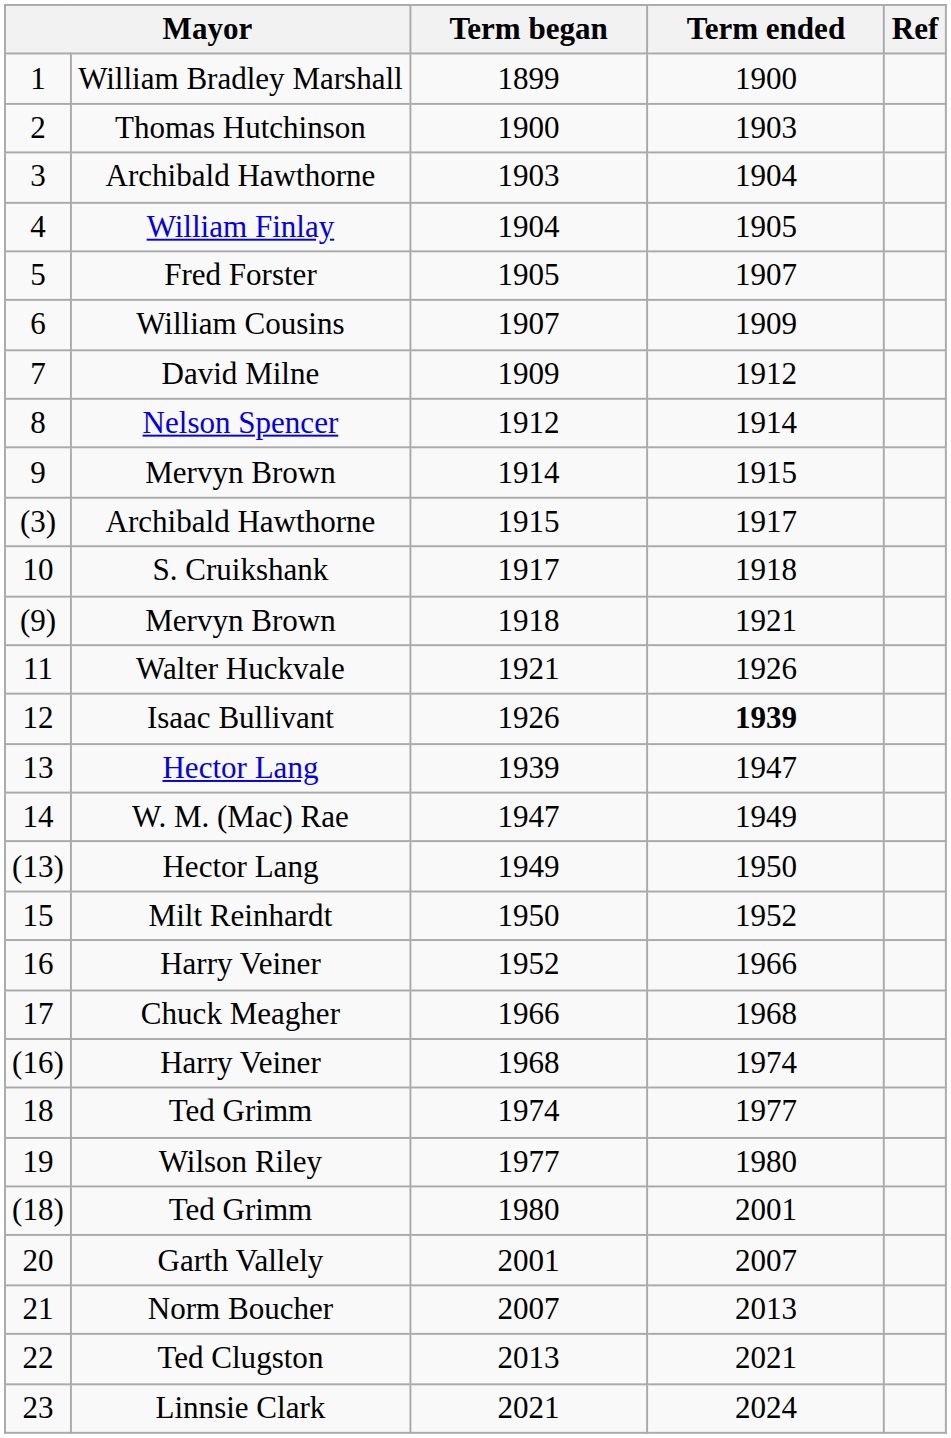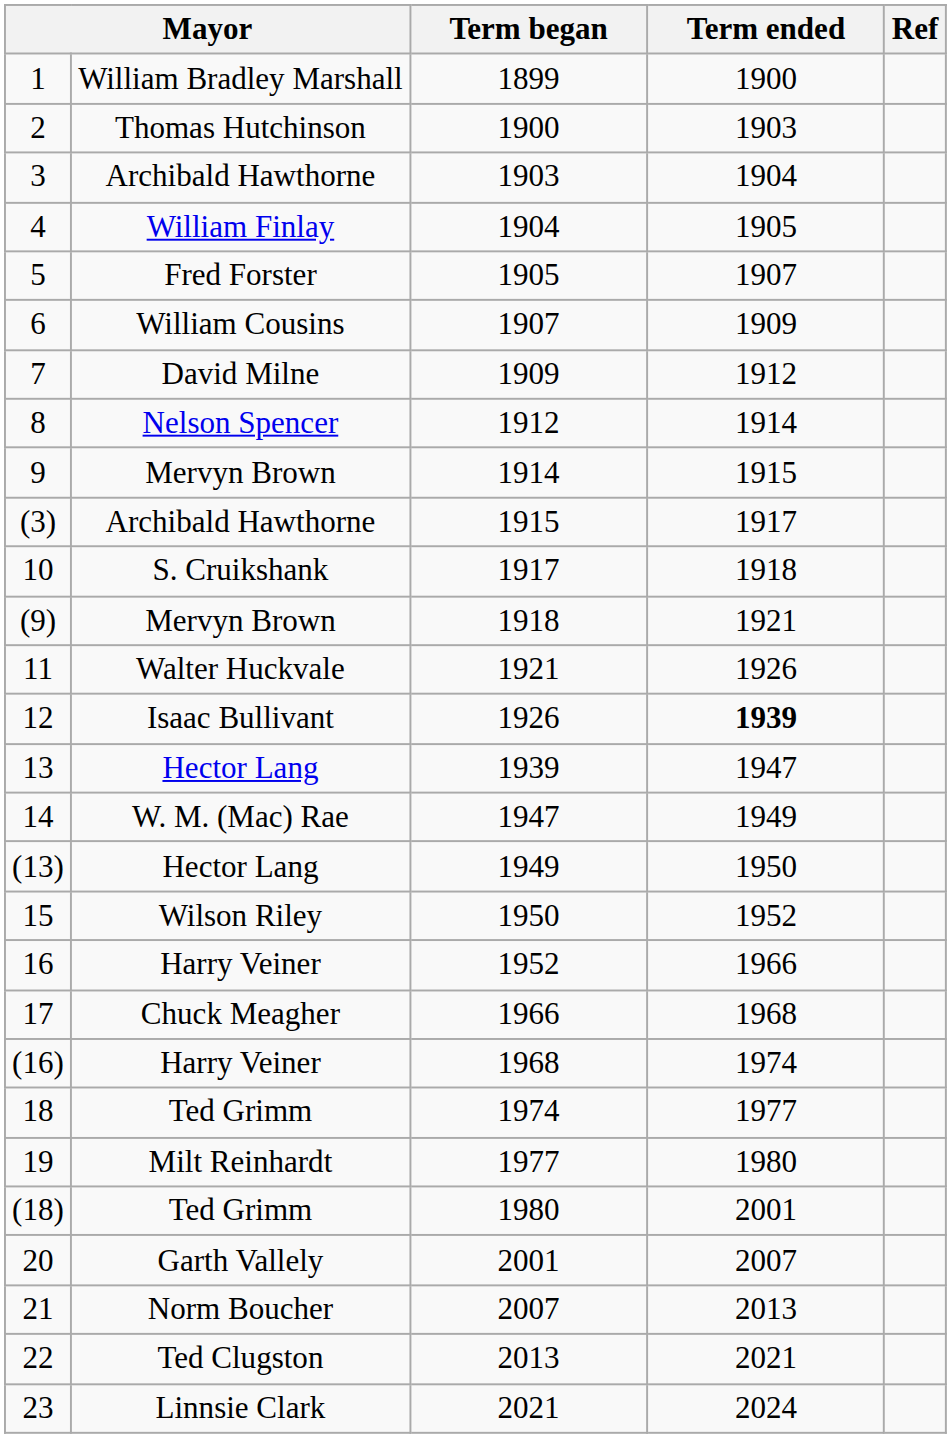(240, 915) Milt Reinhardt -> (240, 915) Wilson Riley
(240, 1161) Wilson Riley -> (240, 1161) Milt Reinhardt
